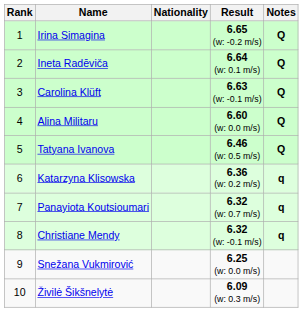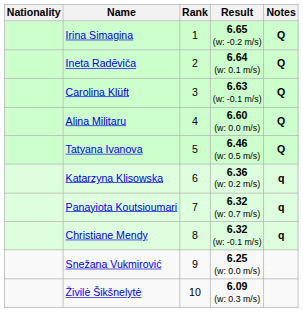columns swapped: (20, 12) <-> (181, 12)
